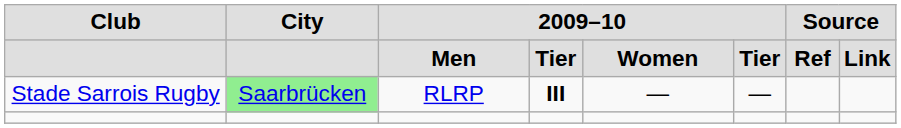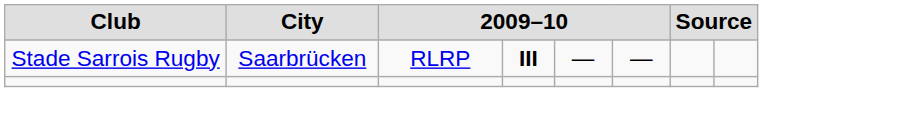- row: (454, 58)
(302, 93) lightgreen background -> (302, 58) no background
